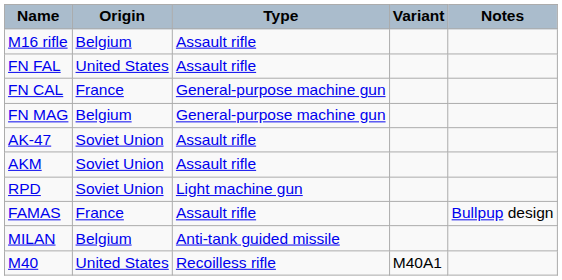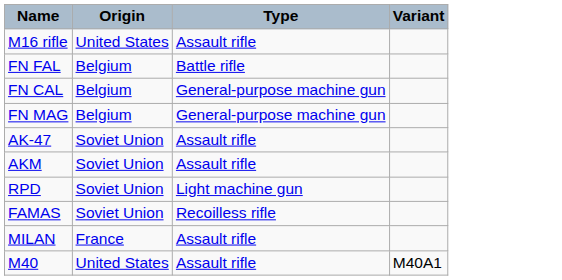- column: (503, 16)
(104, 41) Belgium -> (122, 41) United States
(122, 66) United States -> (104, 66) Belgium
(216, 66) Assault rifle -> (210, 66) Battle rifle
(100, 90) France -> (104, 90) Belgium
(100, 213) France -> (120, 213) Soviet Union
(216, 213) Assault rifle -> (226, 213) Recoilless rifle
(104, 238) Belgium -> (100, 238) France
(258, 238) Anti-tank guided missile -> (216, 238) Assault rifle
(226, 262) Recoilless rifle -> (216, 262) Assault rifle
